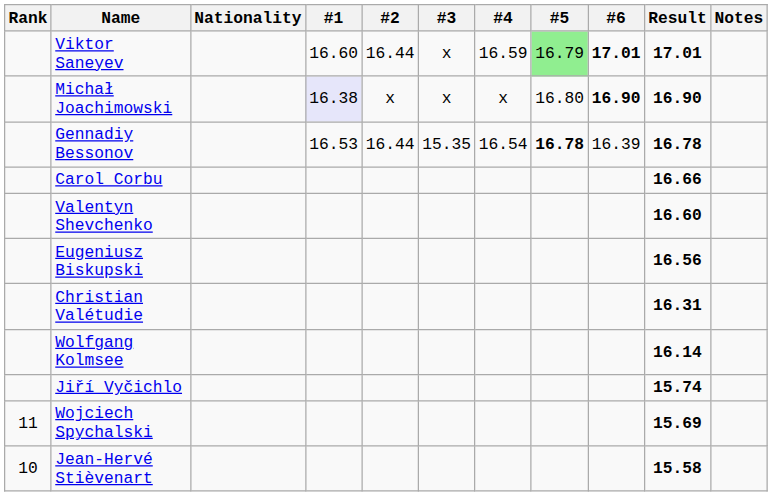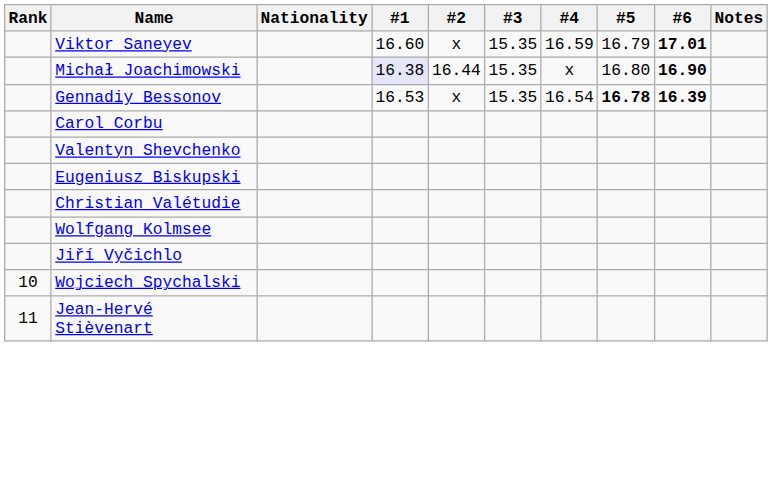- column: (677, 18)
(390, 54) 16.44 -> (456, 44) x
(447, 54) x -> (513, 44) 15.35
(560, 54) lightgreen background -> (626, 44) no background
(390, 99) x -> (456, 71) 16.44
(447, 99) x -> (513, 71) 15.35
(390, 144) 16.44 -> (456, 97) x
(616, 144) normal -> (682, 97) bold
(28, 423) 11 -> (28, 283) 10
(28, 469) 10 -> (28, 319) 11
